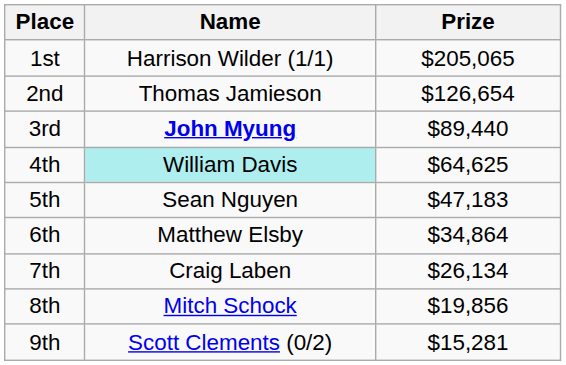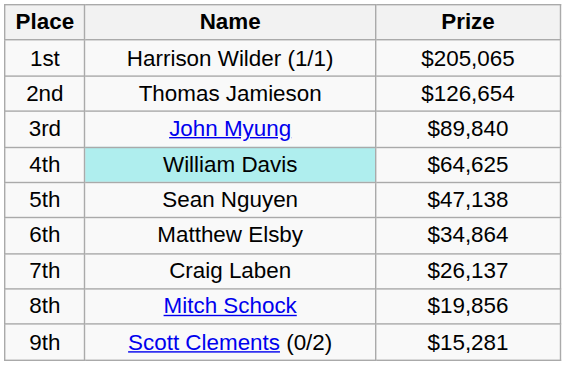(230, 128) bold -> (230, 128) normal
(468, 128) $89,440 -> (468, 128) $89,840
(468, 199) $47,183 -> (468, 199) $47,138
(468, 270) $26,134 -> (468, 270) $26,137
